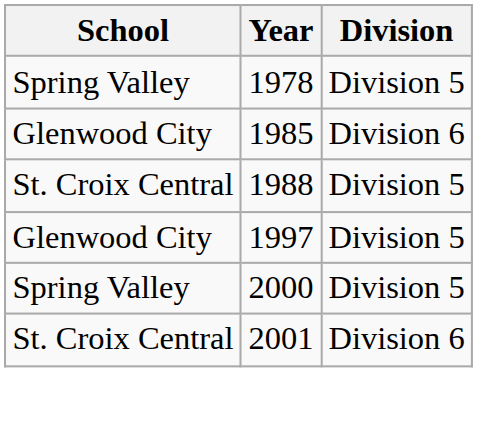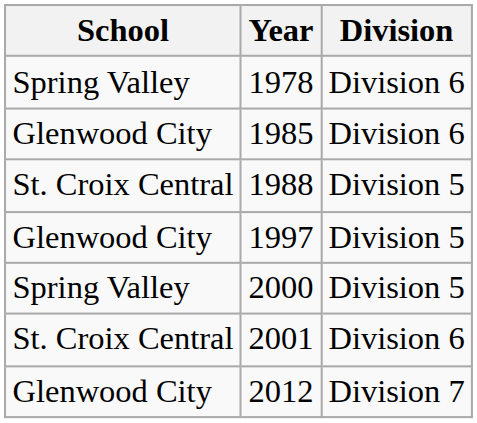(397, 81) Division 5 -> (397, 81) Division 6
+ row: (281, 390)
